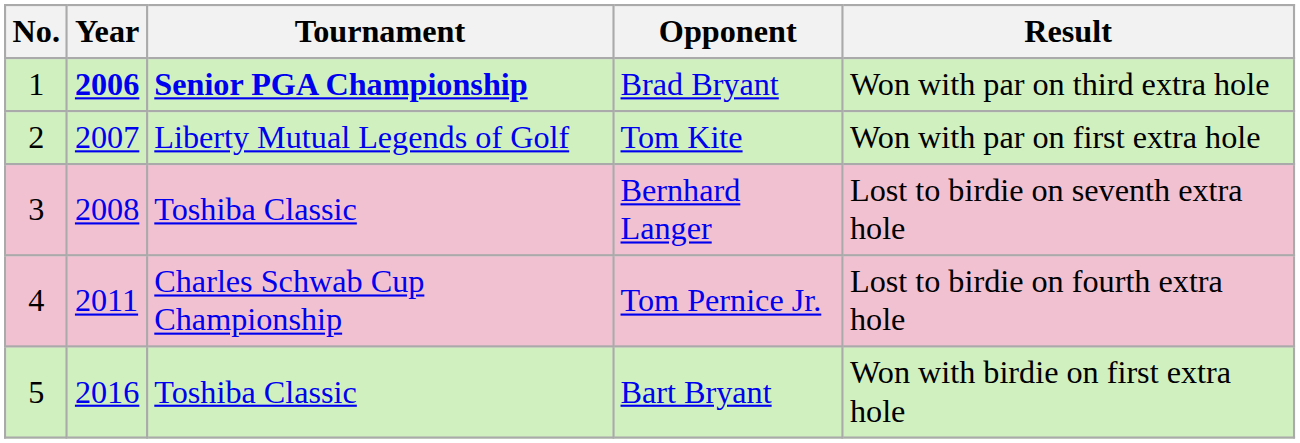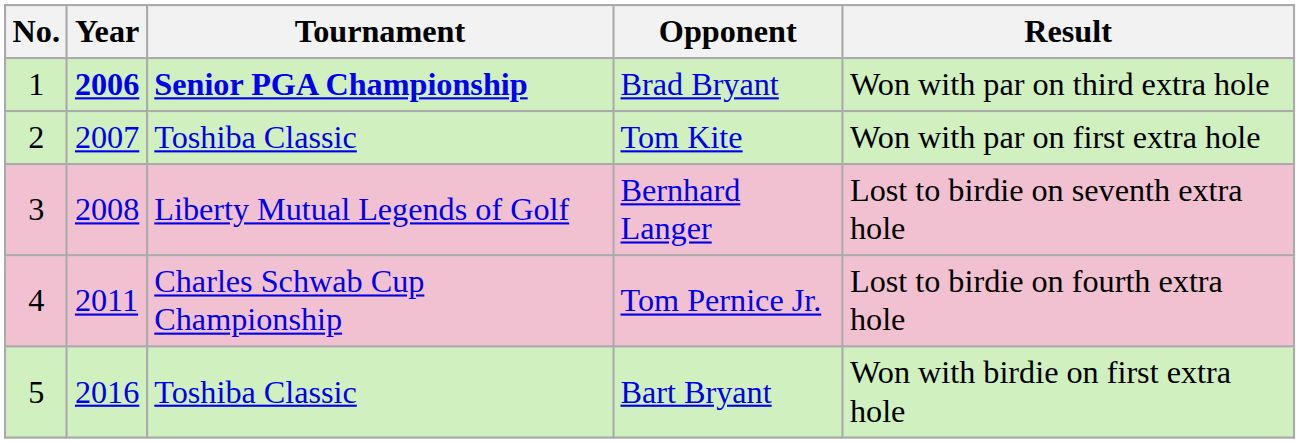(362, 137) Liberty Mutual Legends of Golf -> (256, 137) Toshiba Classic
(256, 209) Toshiba Classic -> (362, 209) Liberty Mutual Legends of Golf
